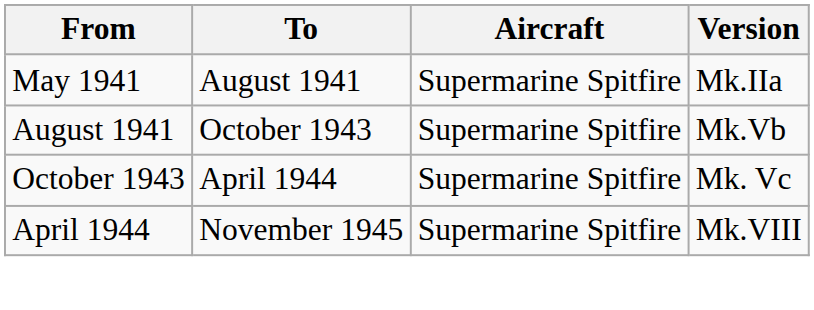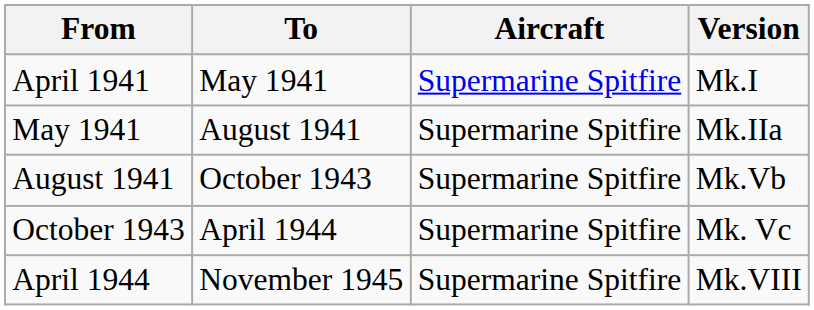+ row: (81, 79)
